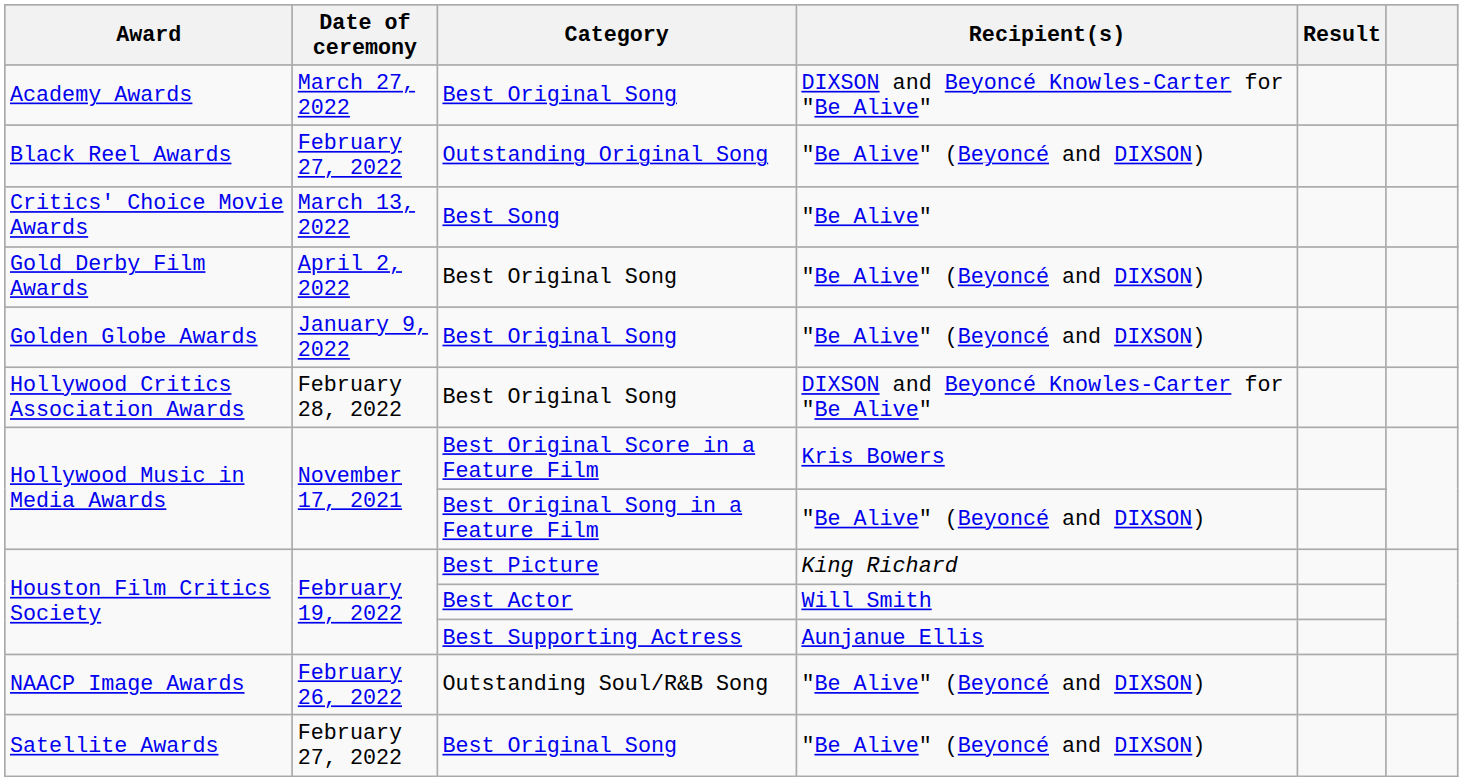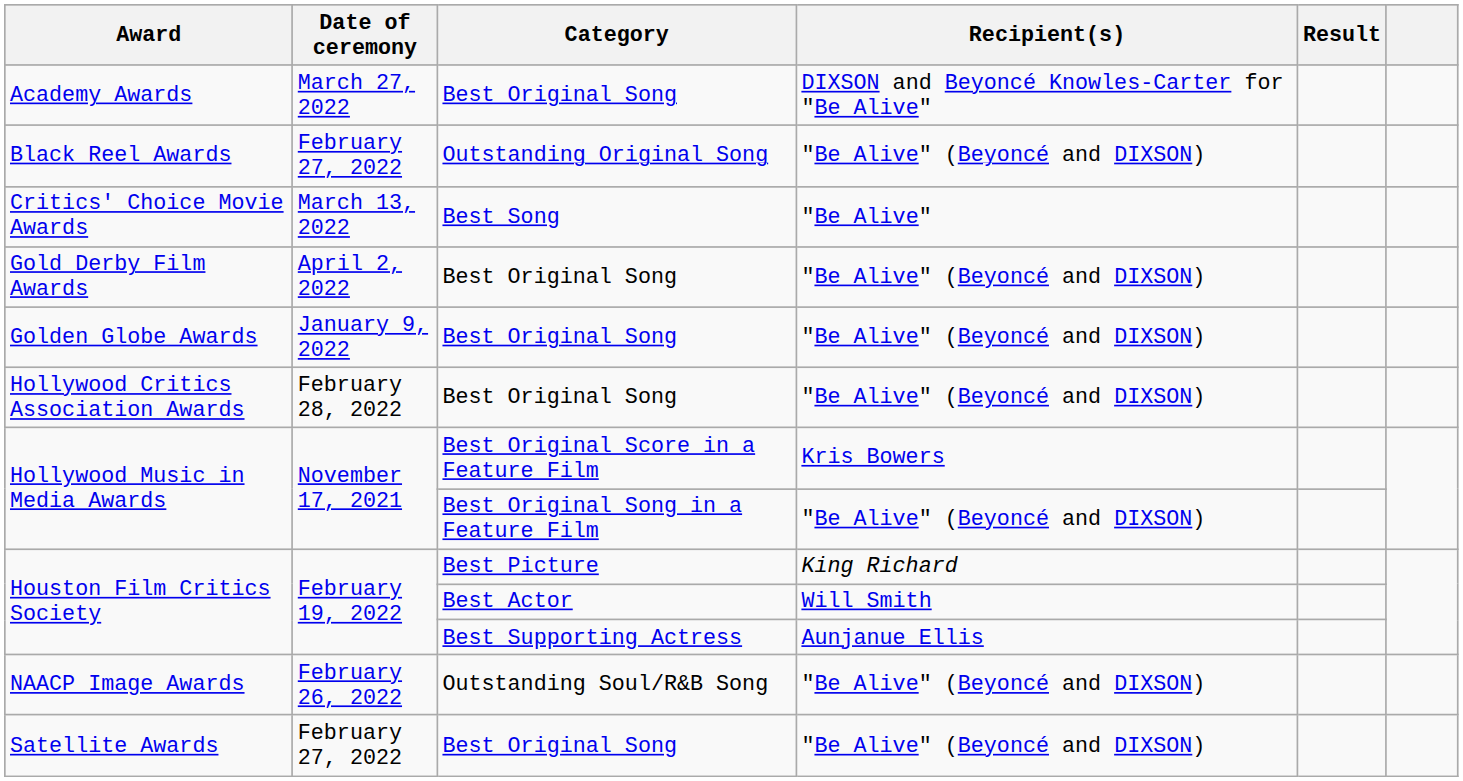(1042, 398) DIXSON and Beyoncé Knowles-Carter for "Be Alive" -> (1003, 398) "Be Alive" (Beyoncé and DIXSON)
